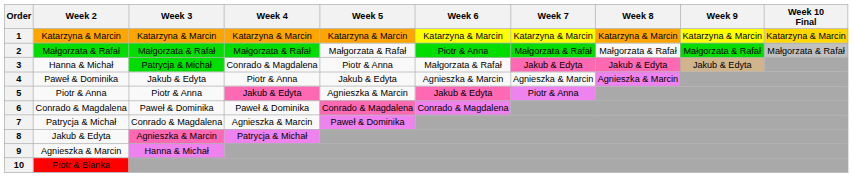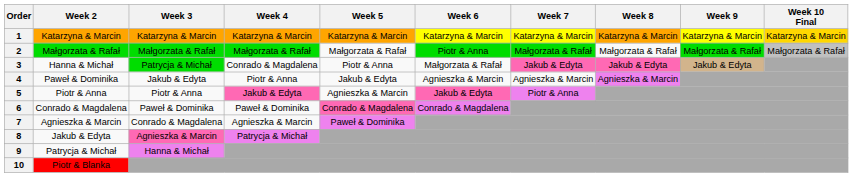(81, 122) Patrycja & Michał -> (81, 122) Agnieszka & Marcin
(81, 150) Agnieszka & Marcin -> (81, 150) Patrycja & Michał
